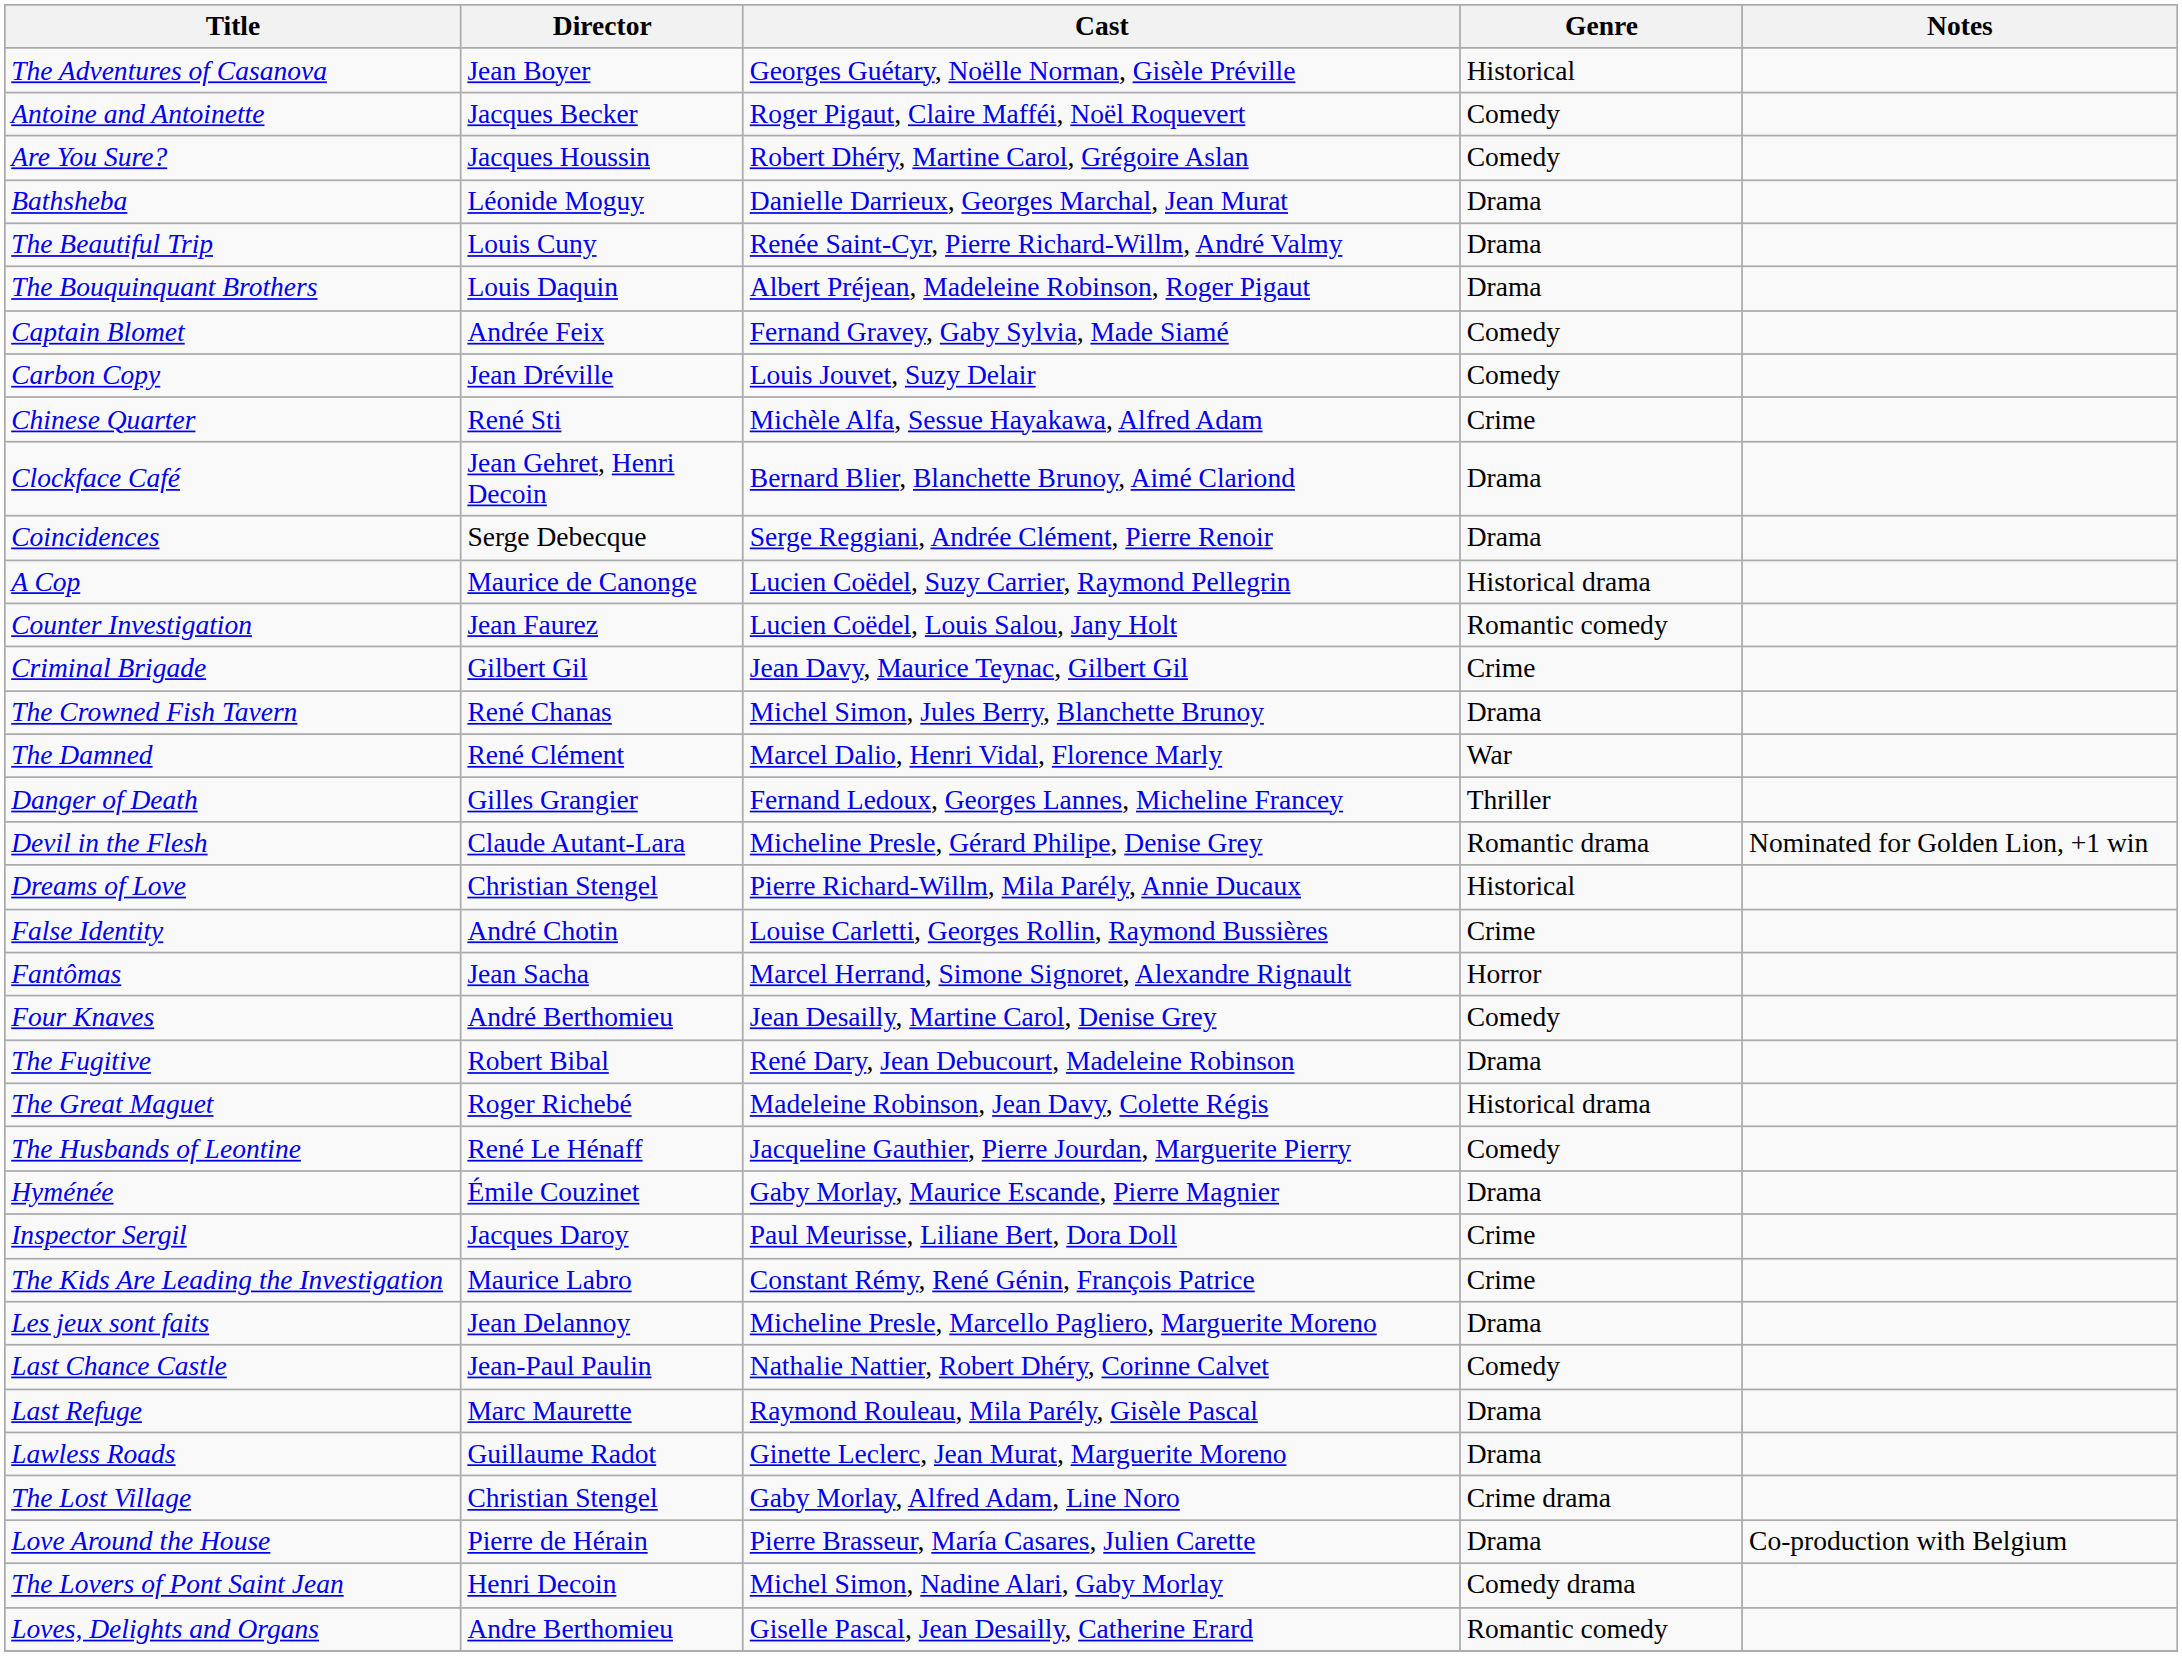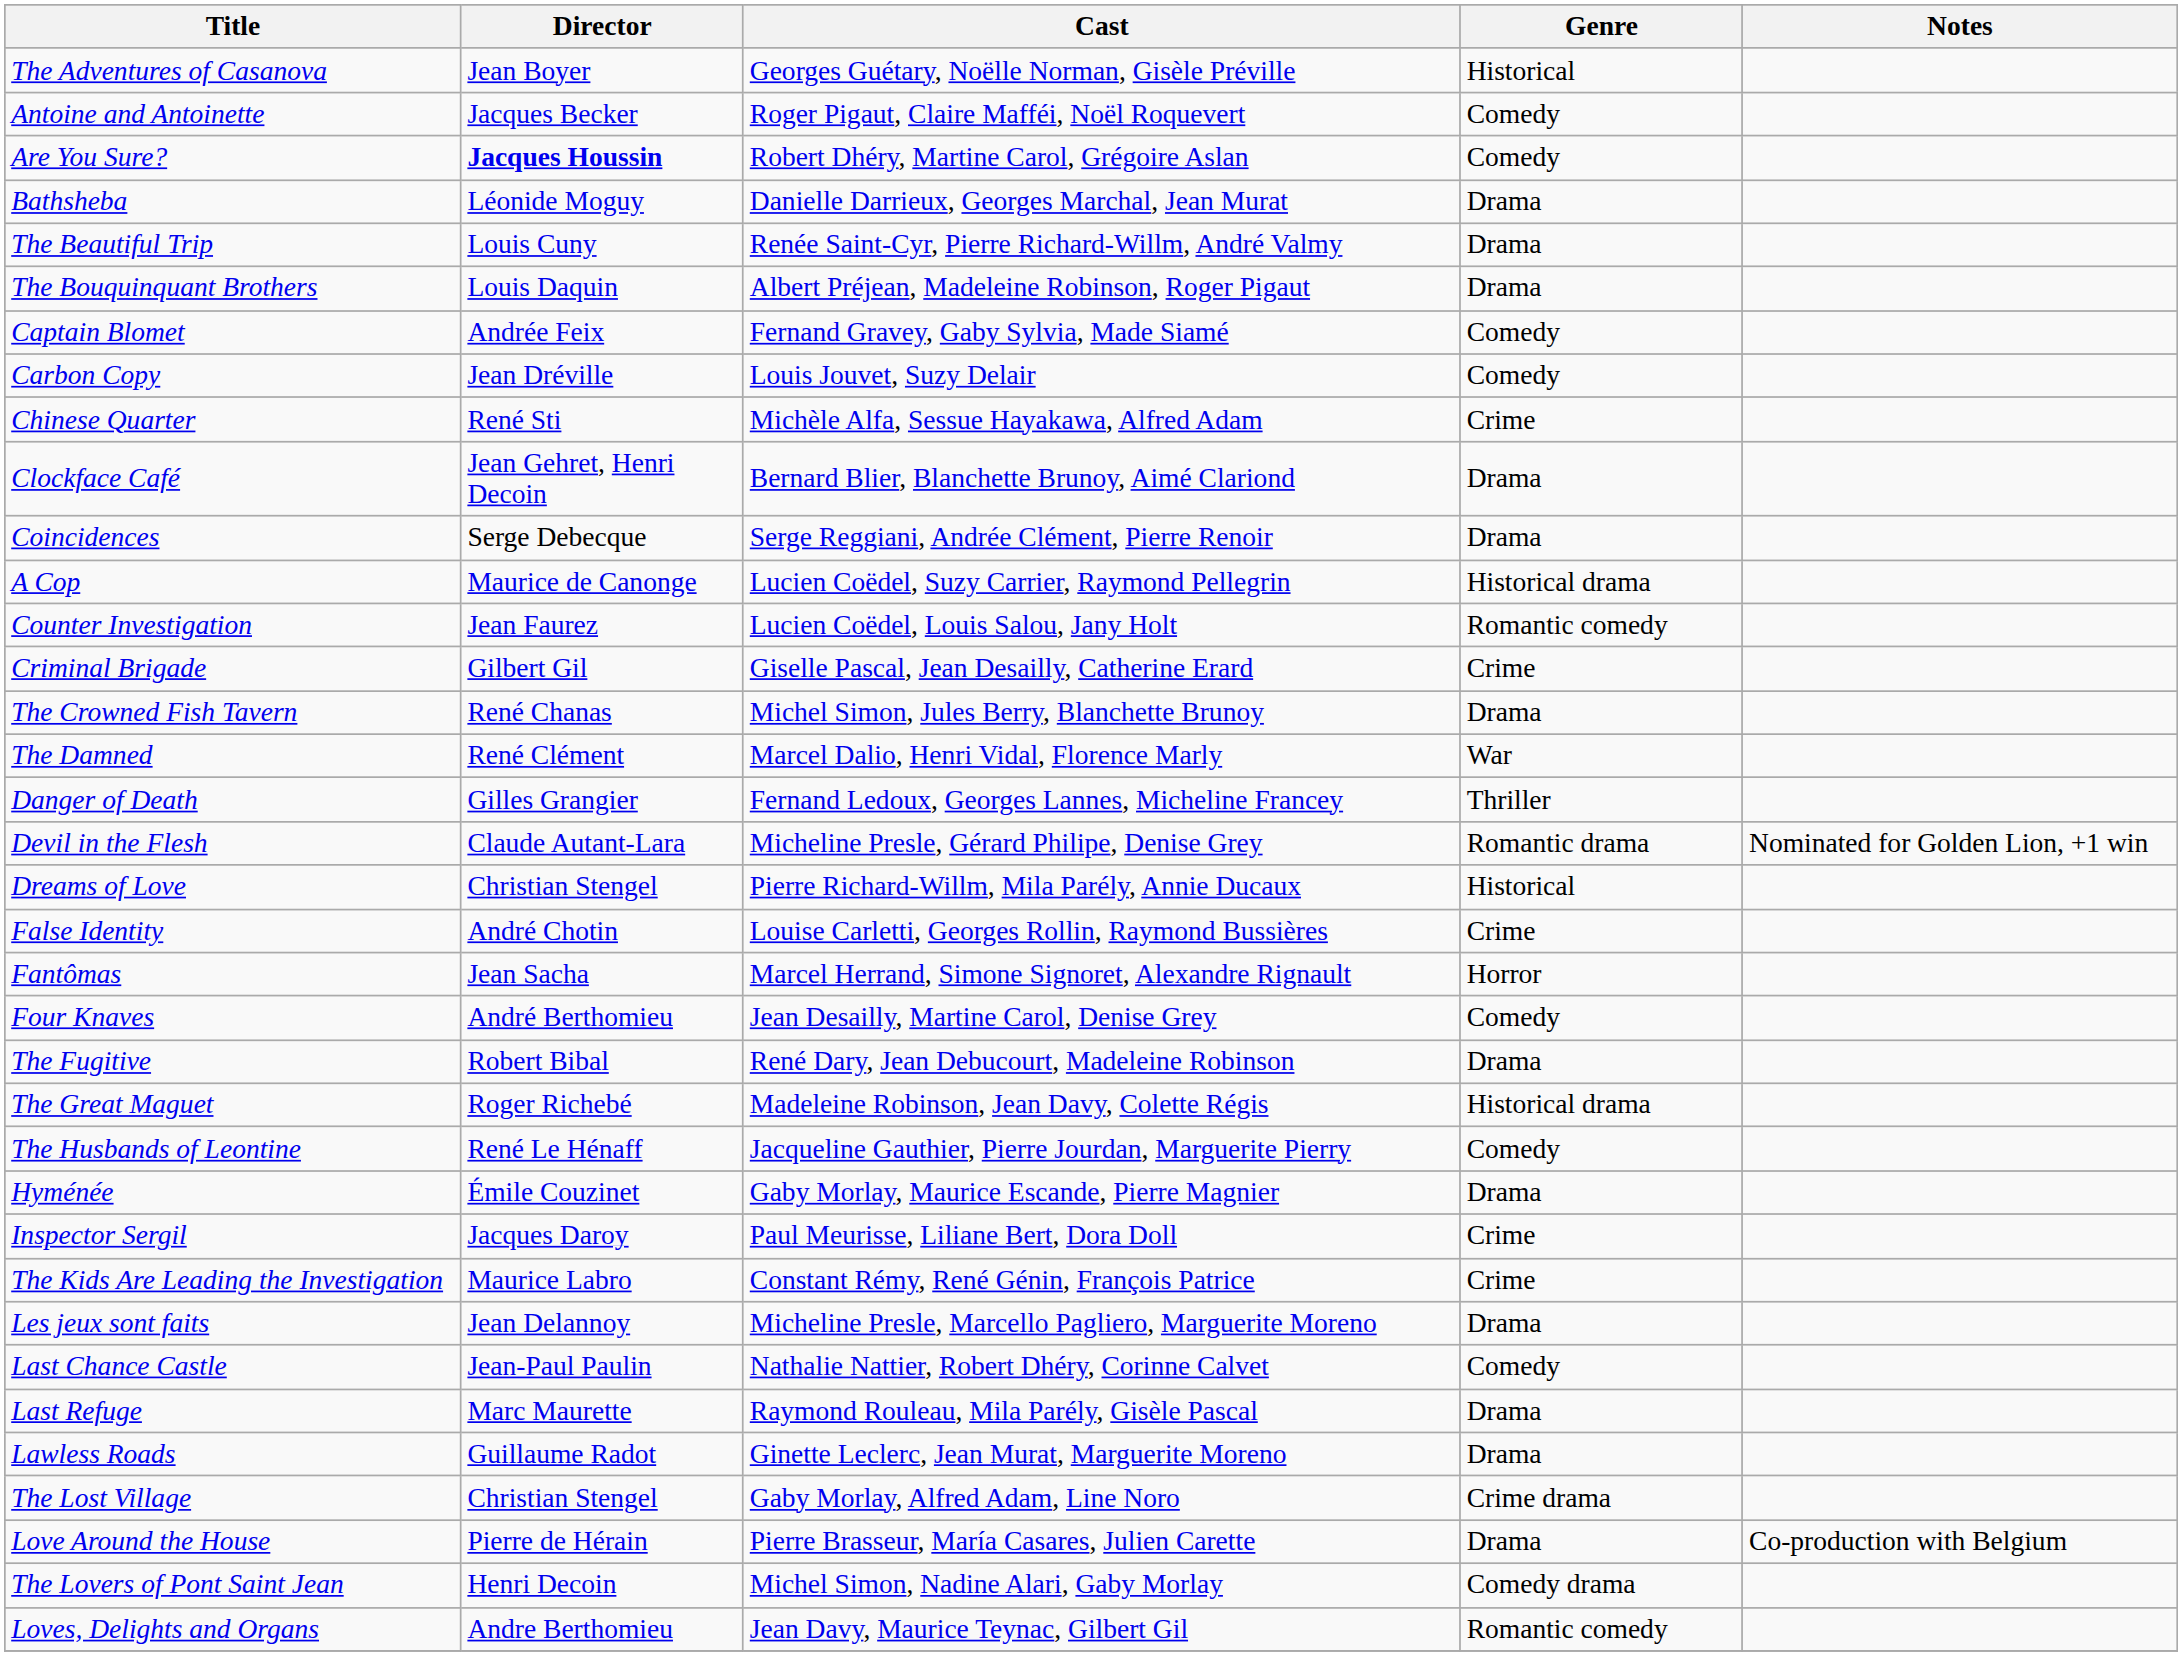(559, 157) normal -> (565, 157) bold
(969, 668) Jean Davy, Maurice Teynac, Gilbert Gil -> (1001, 668) Giselle Pascal, Jean Desailly, Catherine Erard
(1001, 1628) Giselle Pascal, Jean Desailly, Catherine Erard -> (969, 1628) Jean Davy, Maurice Teynac, Gilbert Gil
